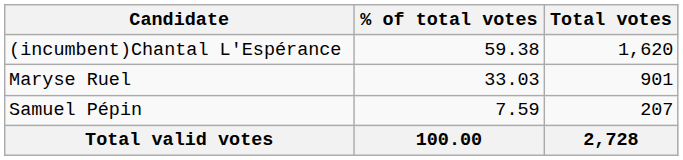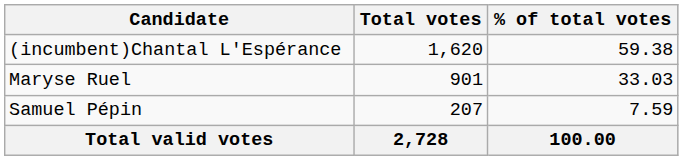columns swapped: (611, 20) <-> (449, 20)
